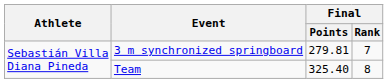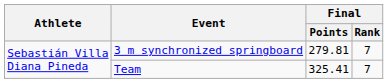(329, 69) 325.40 -> (329, 69) 325.41
(367, 69) 8 -> (367, 69) 7
